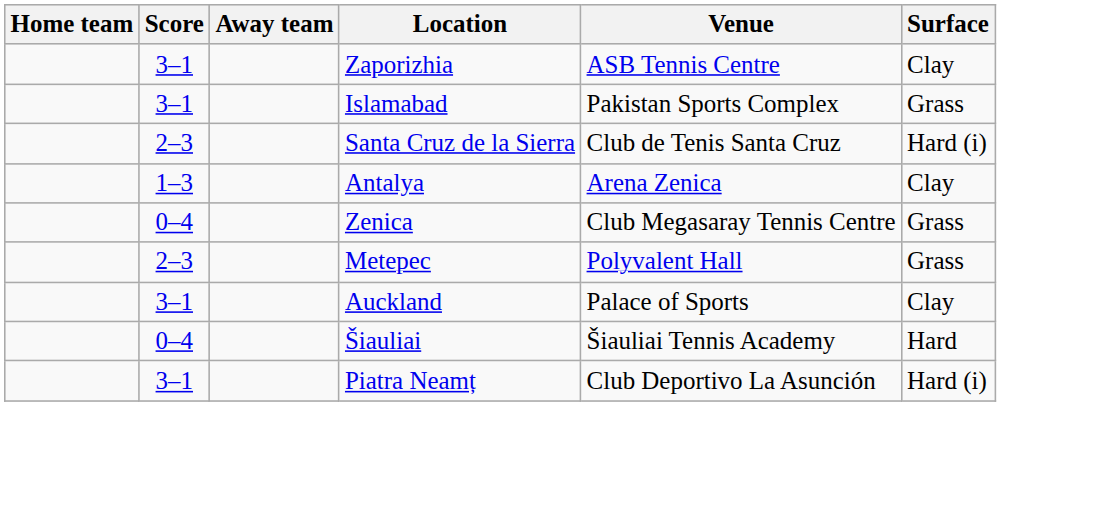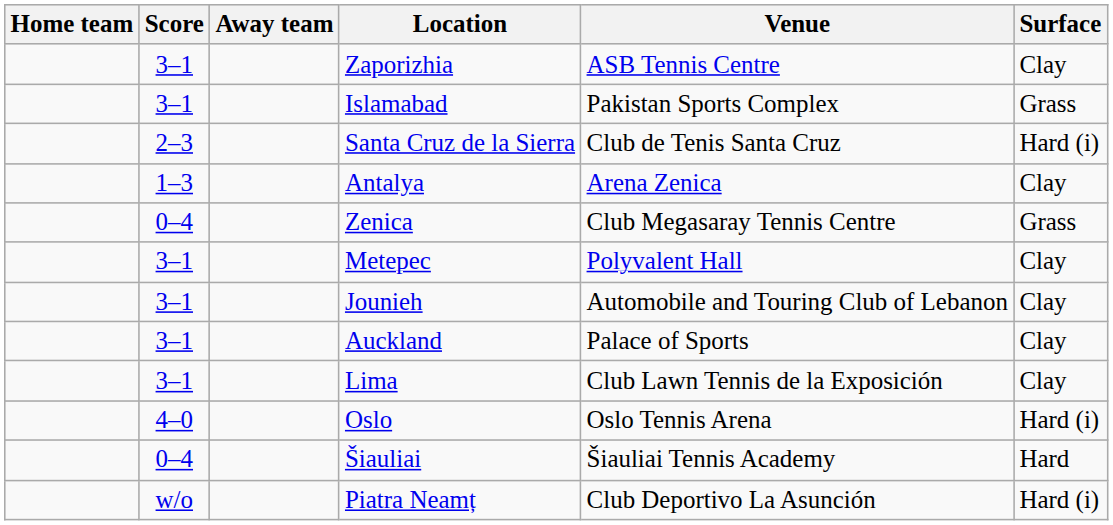(174, 261) 2–3 -> (174, 261) 3–1
(936, 261) Grass -> (1043, 261) Clay
+ row: (384, 301)
+ row: (371, 380)
+ row: (369, 420)
(174, 380) 3–1 -> (174, 499) w/o
